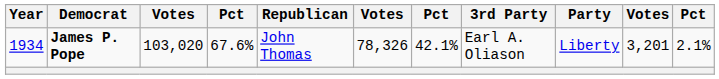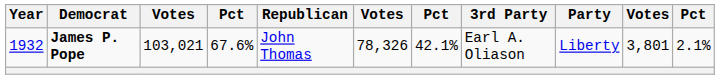(26, 47) 1934 -> (26, 47) 1932
(173, 47) 103,020 -> (173, 47) 103,021
(648, 47) 3,201 -> (648, 47) 3,801
